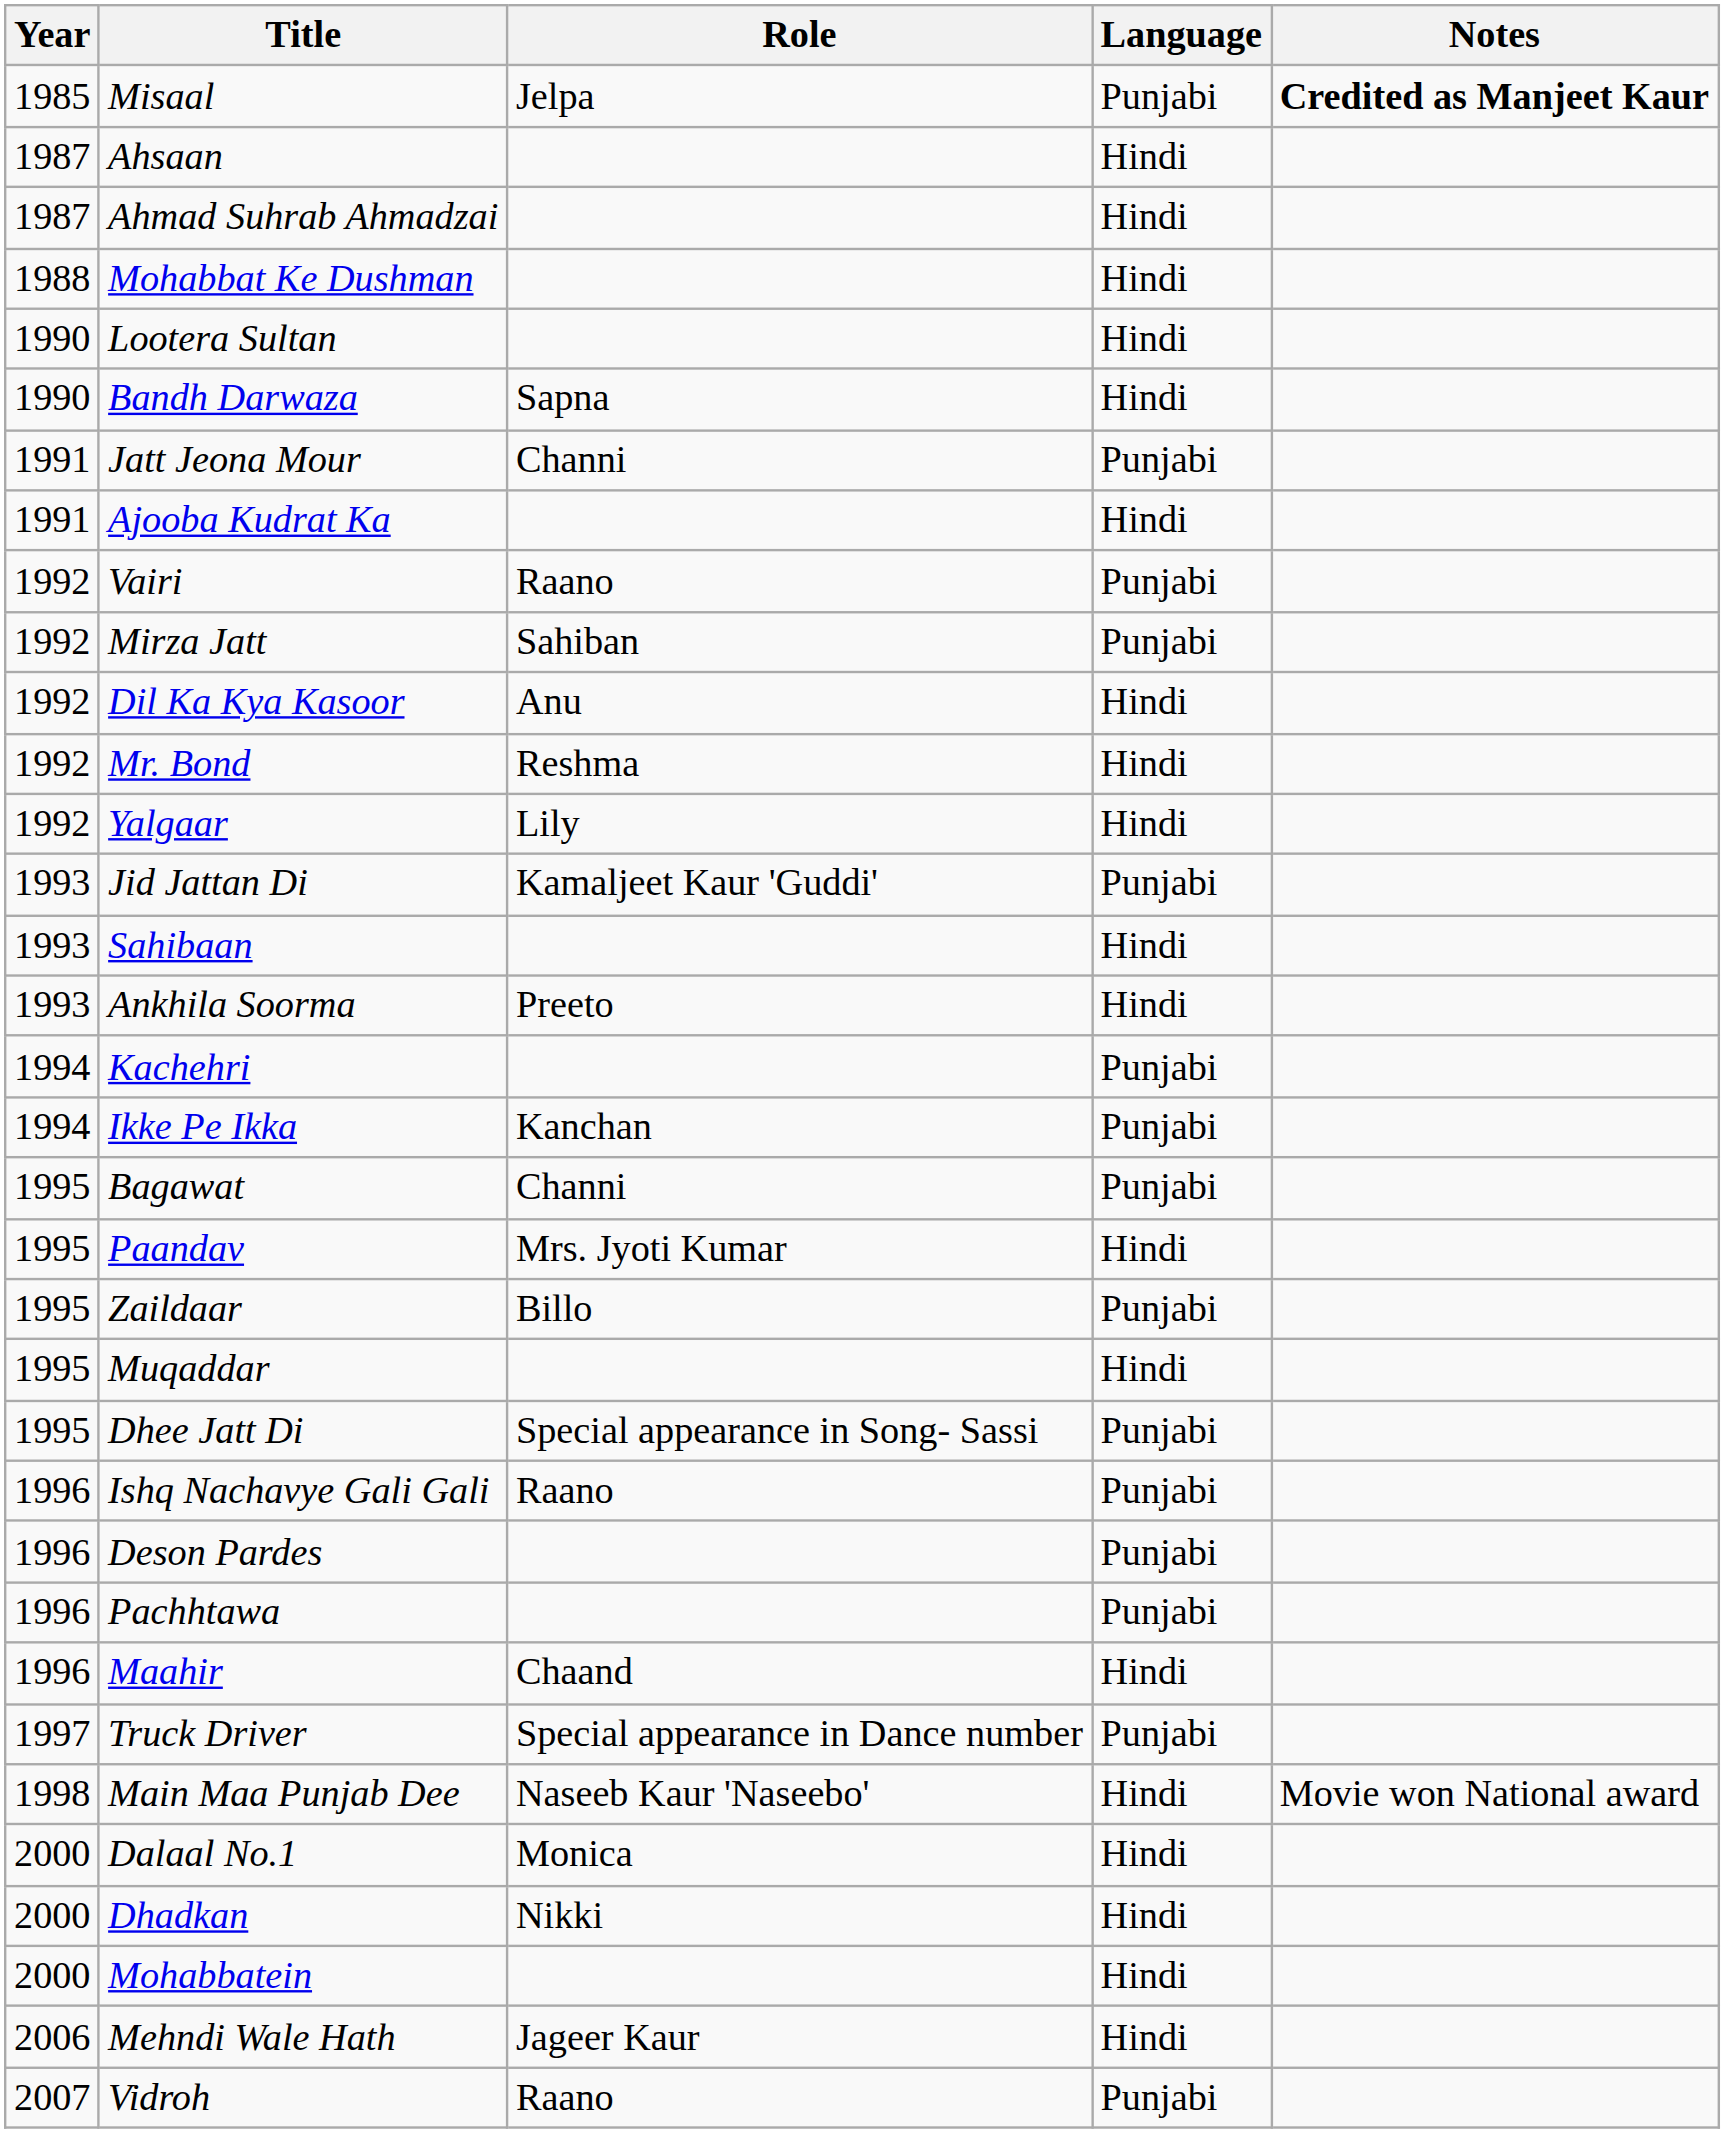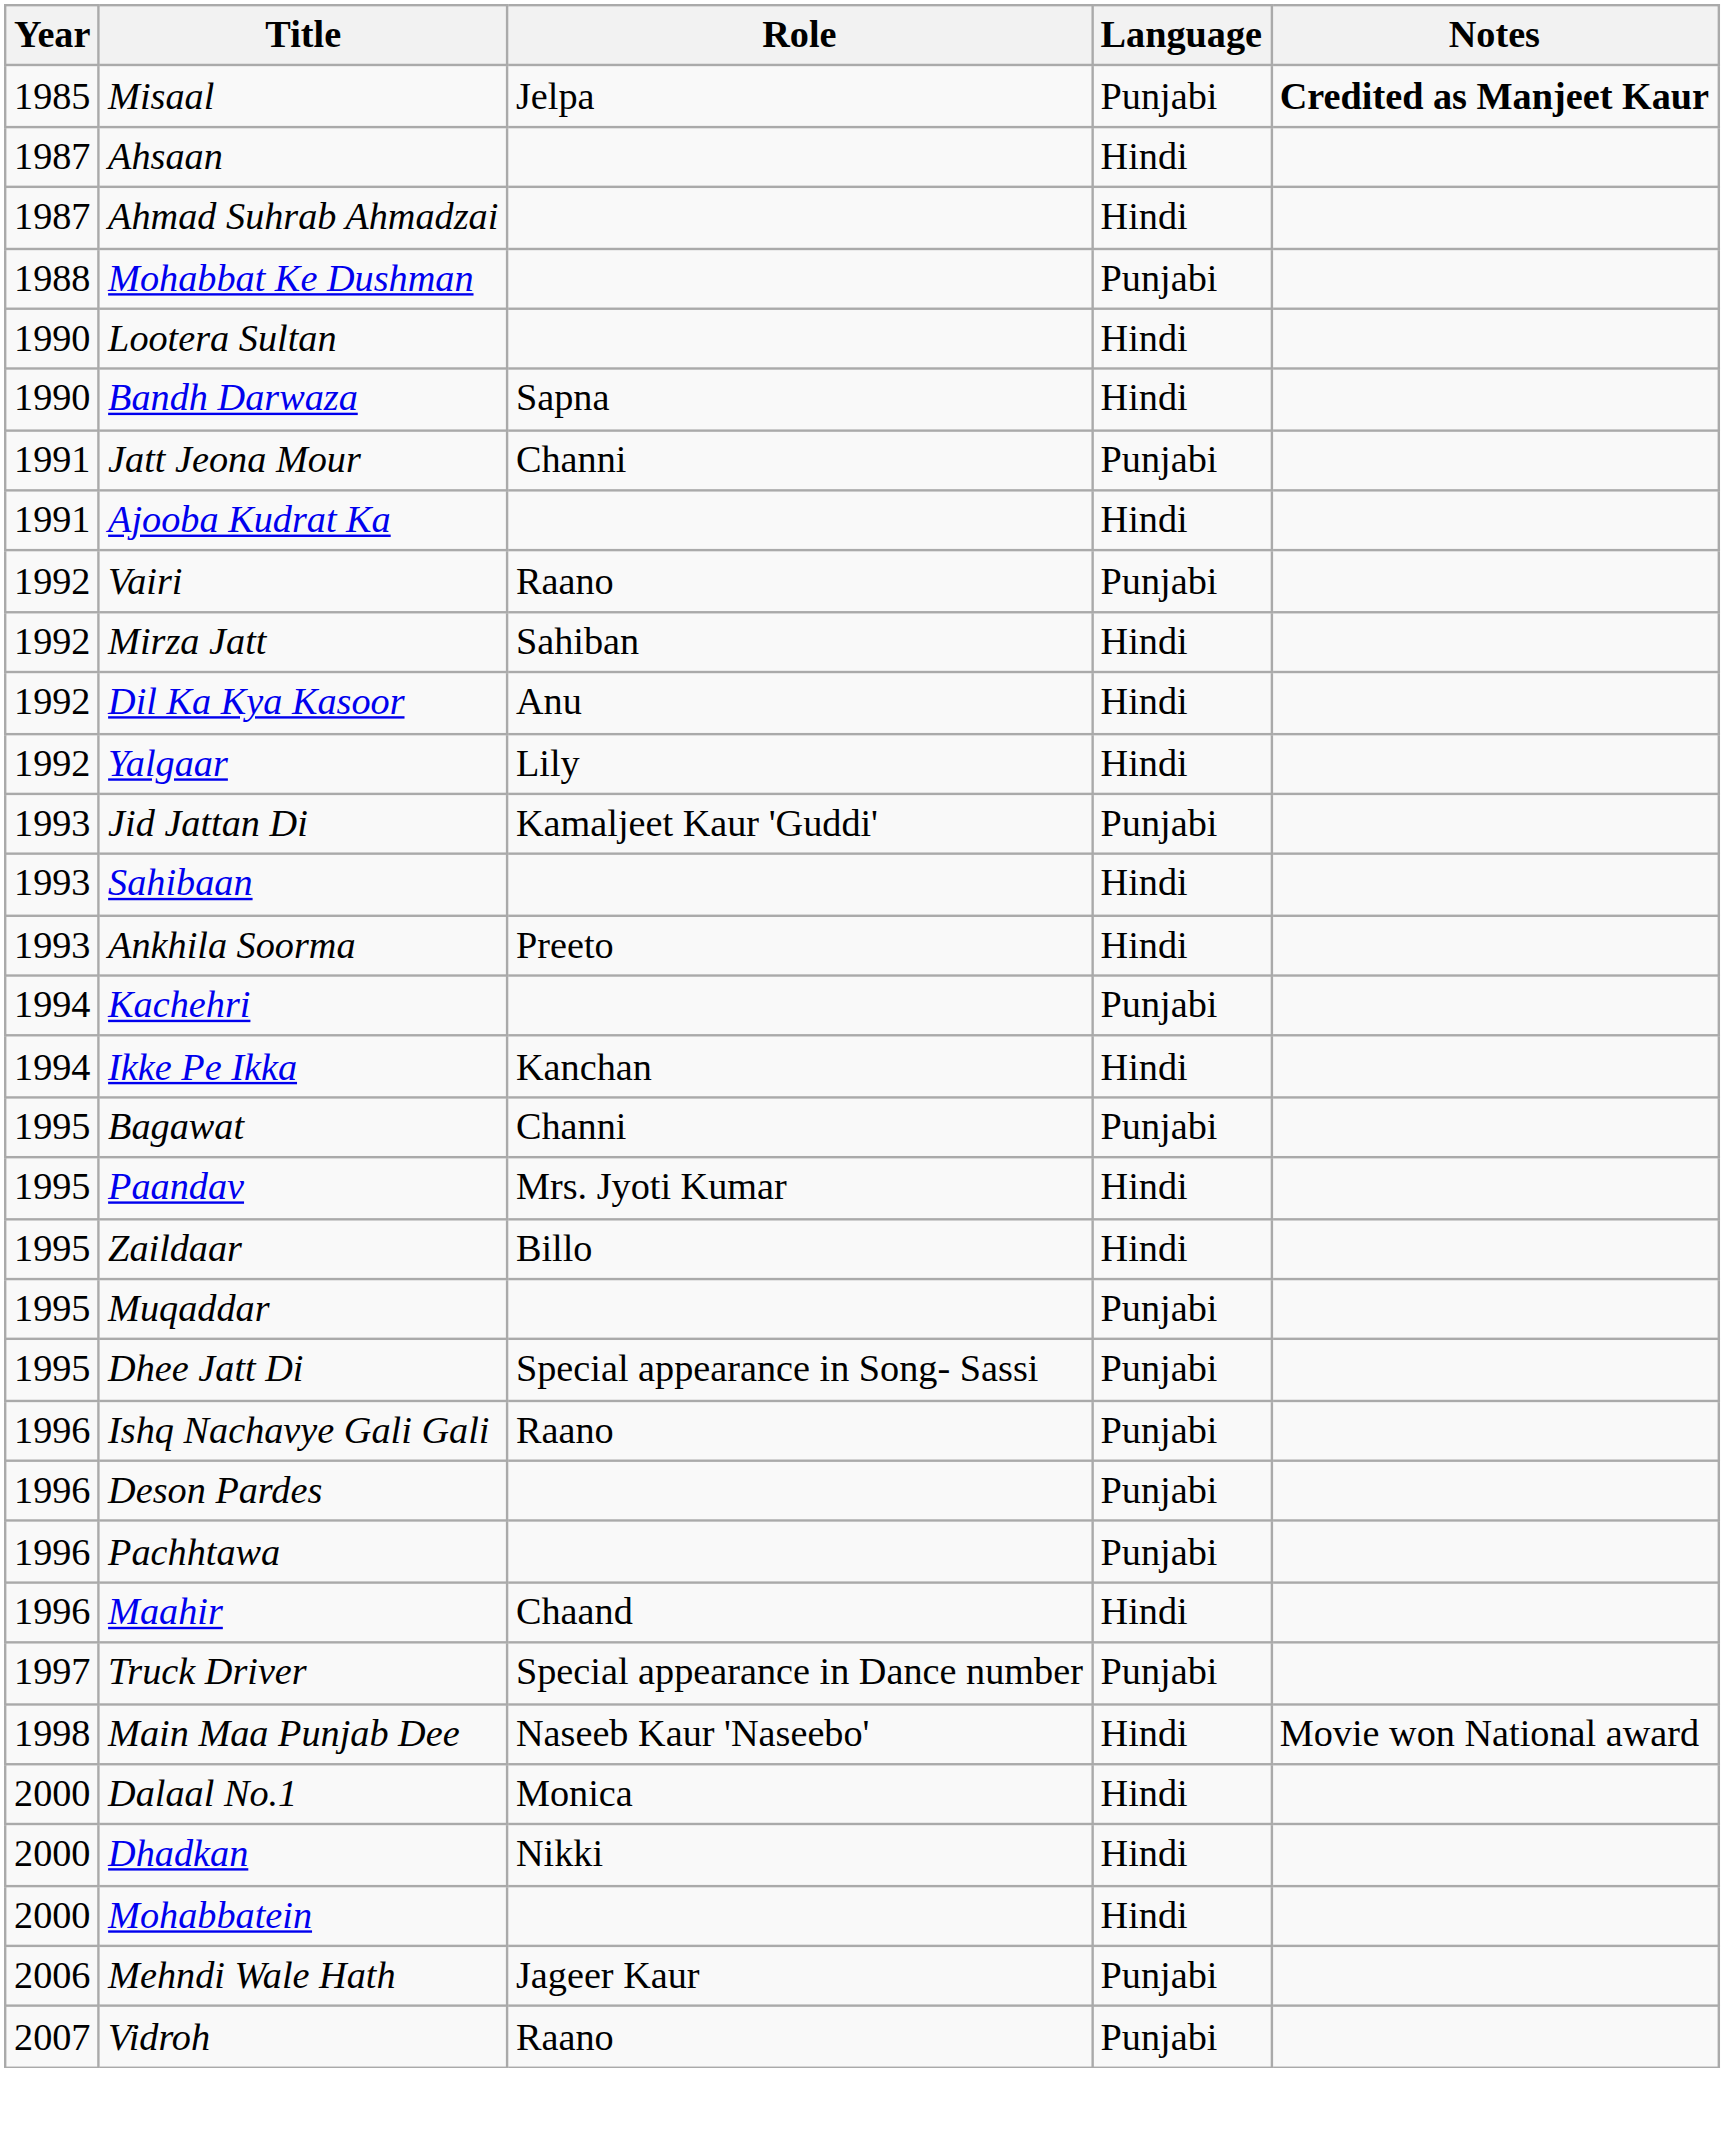(1144, 277) Hindi -> (1159, 277) Punjabi
(1159, 641) Punjabi -> (1144, 641) Hindi
- row: (179, 762)
(1159, 1126) Punjabi -> (1144, 1065) Hindi
(1159, 1308) Punjabi -> (1144, 1247) Hindi
(1144, 1369) Hindi -> (1159, 1308) Punjabi
(1144, 2036) Hindi -> (1159, 1975) Punjabi
